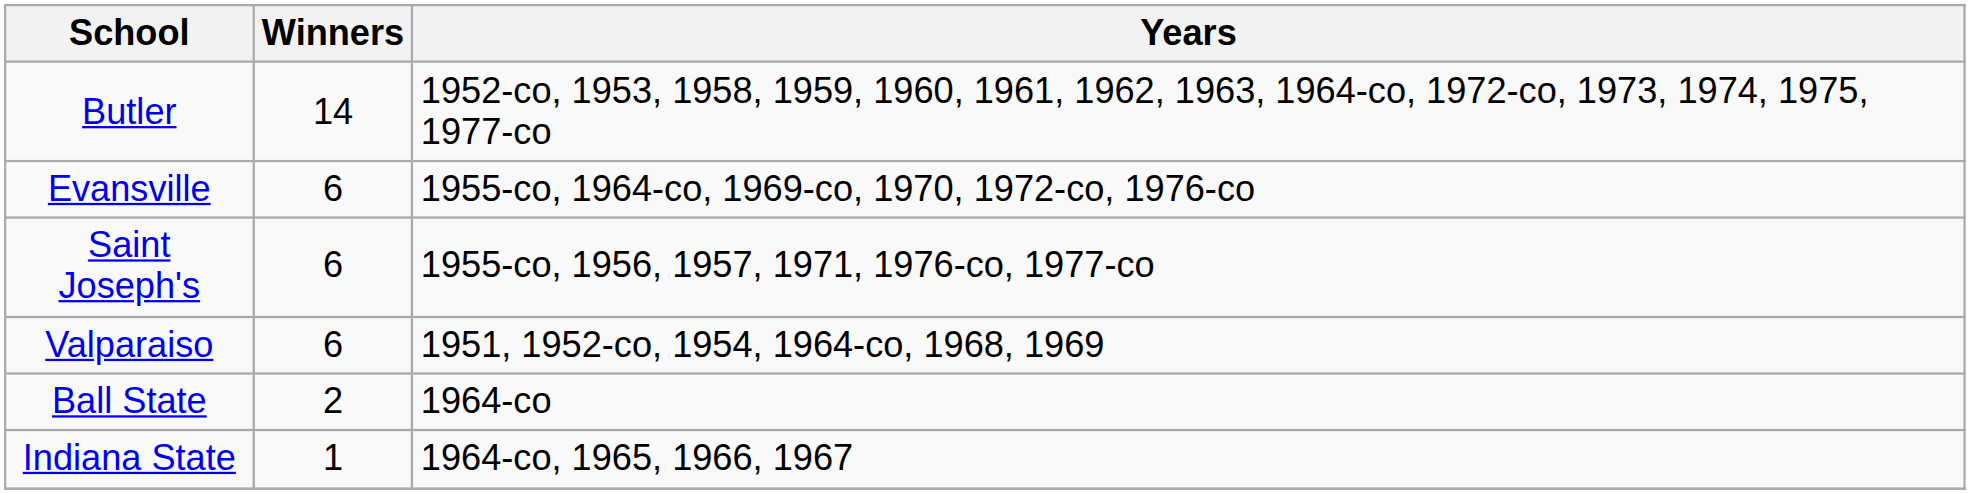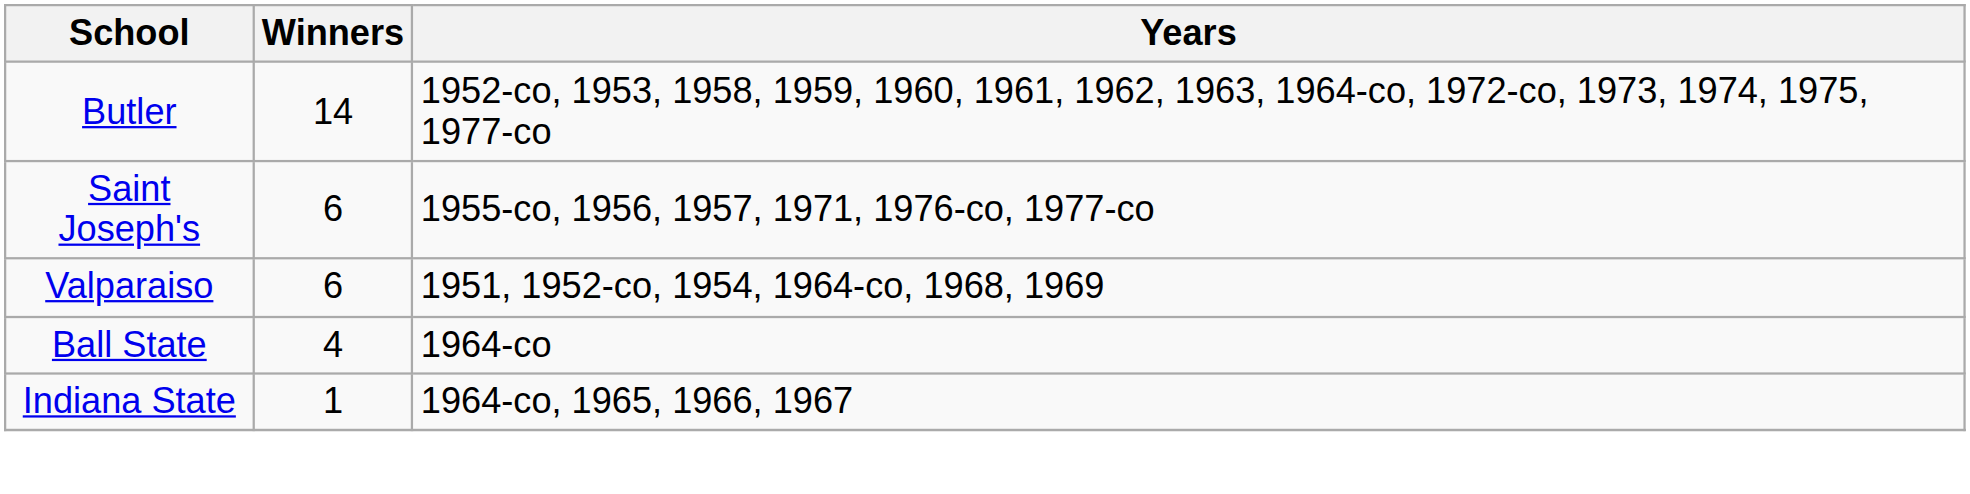- row: (129, 188)
(333, 401) 2 -> (333, 343) 4
